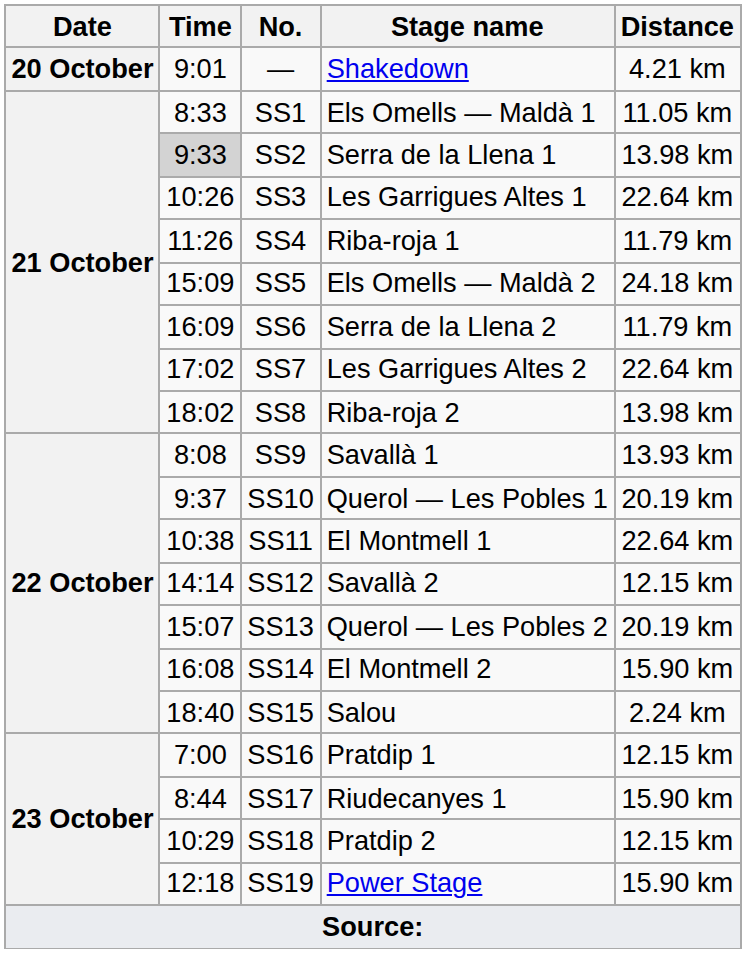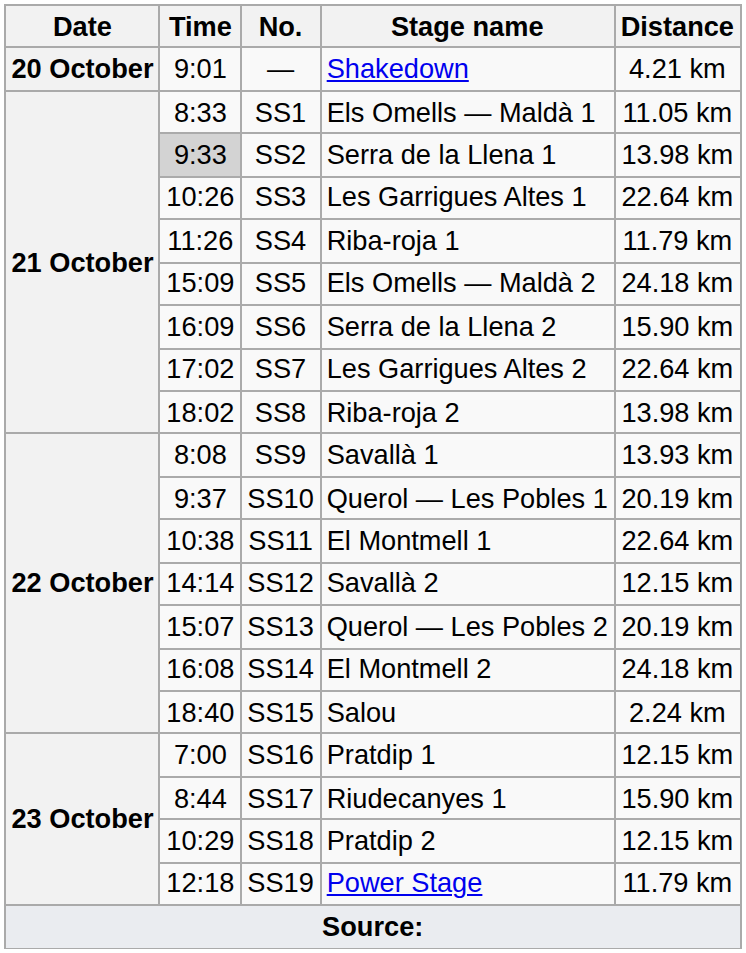(677, 326) 11.79 km -> (677, 326) 15.90 km
(677, 669) 15.90 km -> (677, 669) 24.18 km
(677, 884) 15.90 km -> (677, 884) 11.79 km
